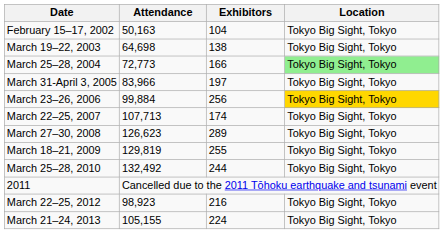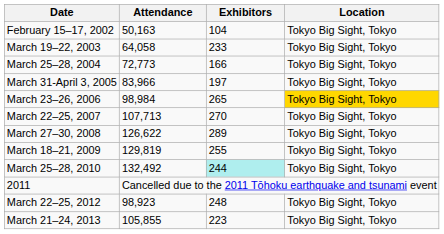(139, 47) 64,698 -> (139, 47) 64,058
(218, 47) 138 -> (218, 47) 233
(342, 64) lightgreen background -> (342, 64) no background
(139, 99) 99,884 -> (139, 99) 98,984
(218, 99) 256 -> (218, 99) 265
(218, 116) 174 -> (218, 116) 270
(142, 133) 126,623 -> (142, 133) 126,622
(218, 168) no background -> (218, 168) paleturquoise background
(218, 202) 216 -> (218, 202) 248
(142, 220) 105,155 -> (142, 220) 105,855
(218, 220) 224 -> (218, 220) 223
